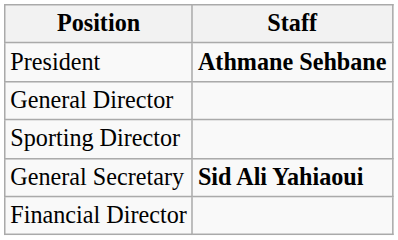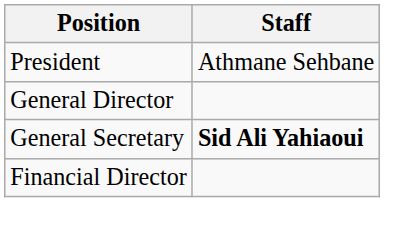(292, 61) bold -> (286, 61) normal
- row: (95, 138)
